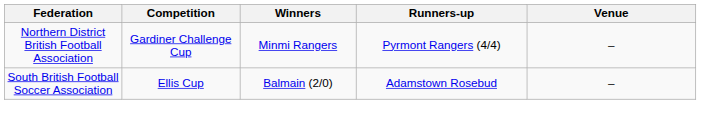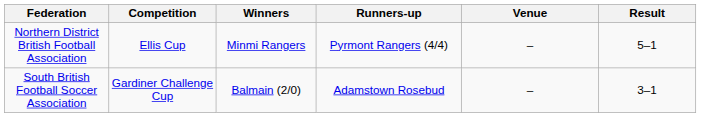+ column: (647, 13)
(181, 45) Gardiner Challenge Cup -> (162, 45) Ellis Cup
(181, 83) Ellis Cup -> (162, 90) Gardiner Challenge Cup
